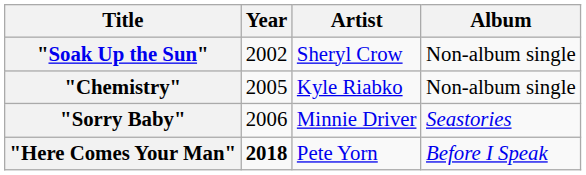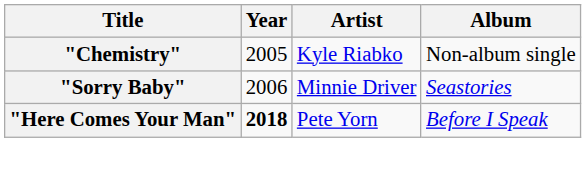- row: (123, 53)
